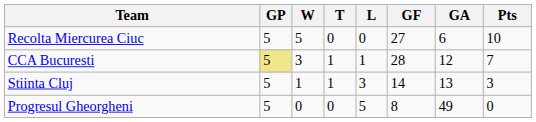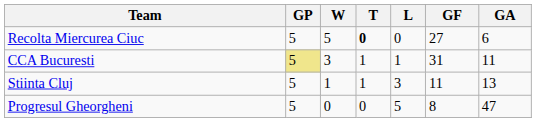- column: (507, 15)
(331, 38) normal -> (362, 38) bold
(398, 60) 28 -> (436, 60) 31
(446, 60) 12 -> (489, 60) 11
(398, 83) 14 -> (436, 83) 11
(446, 106) 49 -> (489, 106) 47
